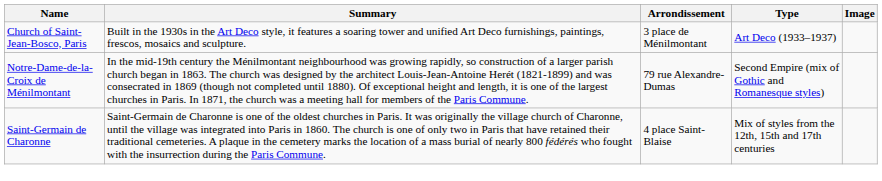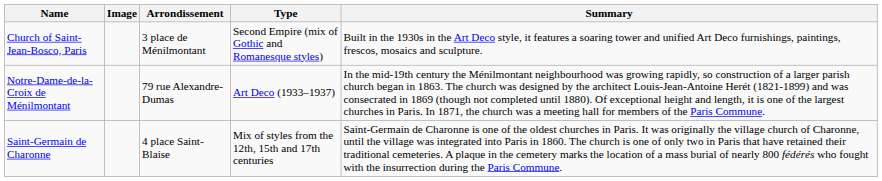columns swapped: (860, 13) <-> (373, 13)
(785, 37) Art Deco (1933–1937) -> (285, 43) Second Empire (mix of Gothic and Romanesque styles)
(787, 80) Second Empire (mix of Gothic and Romanesque styles) -> (284, 93) Art Deco (1933–1937)
